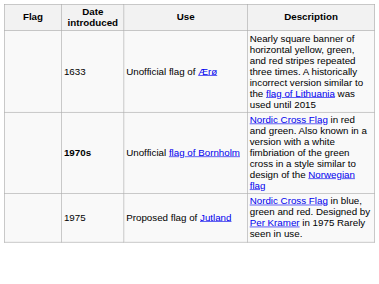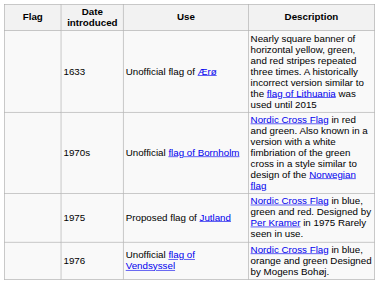(77, 152) bold -> (77, 152) normal
+ row: (160, 260)
